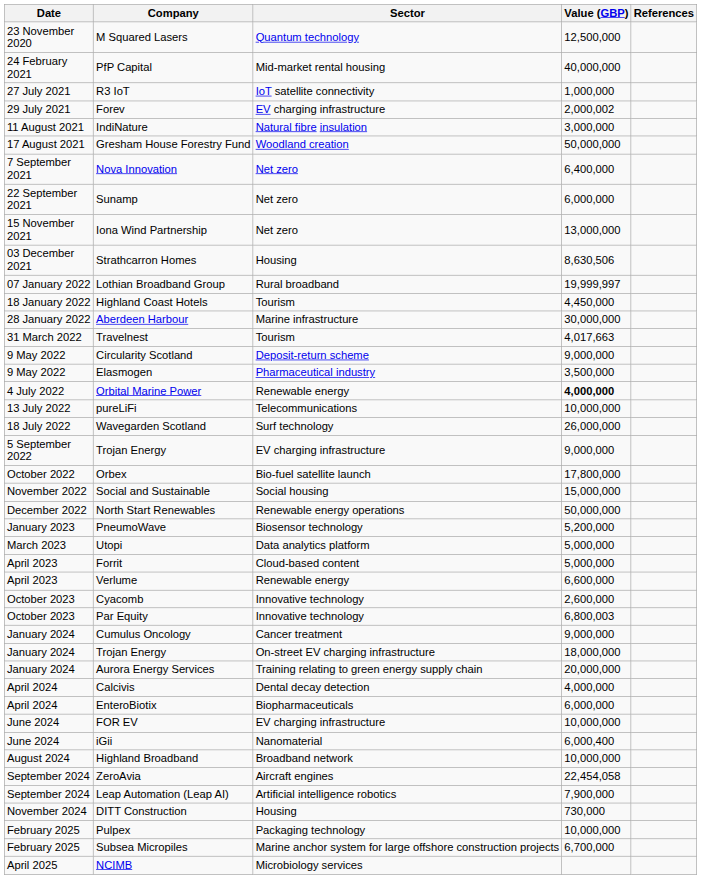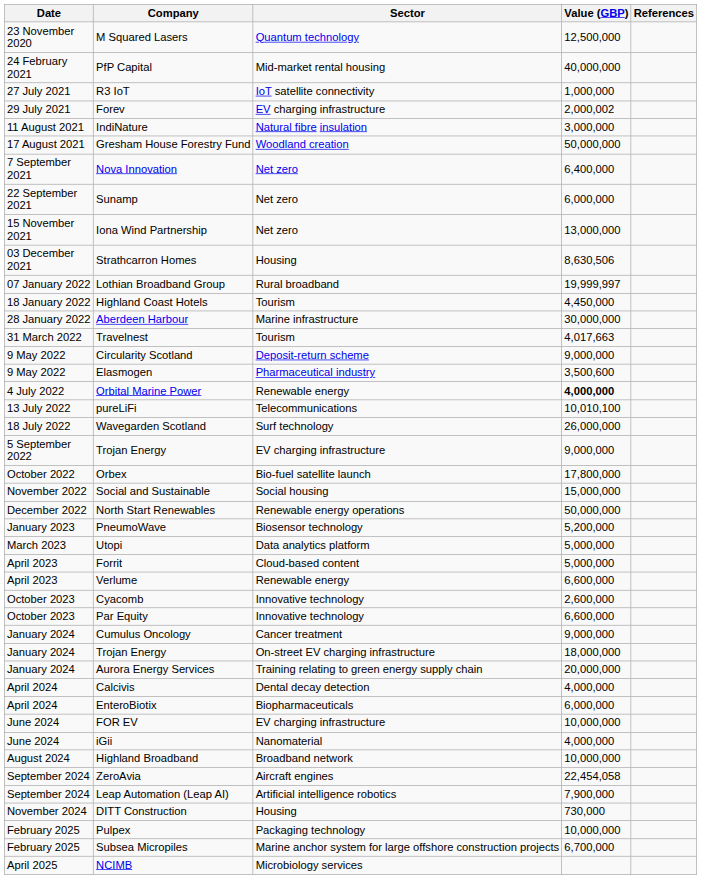(589, 373) 3,500,000 -> (589, 373) 3,500,600
(592, 408) 10,000,000 -> (592, 408) 10,010,100
(589, 616) 6,800,003 -> (589, 616) 6,600,000
(589, 741) 6,000,400 -> (589, 741) 4,000,000
